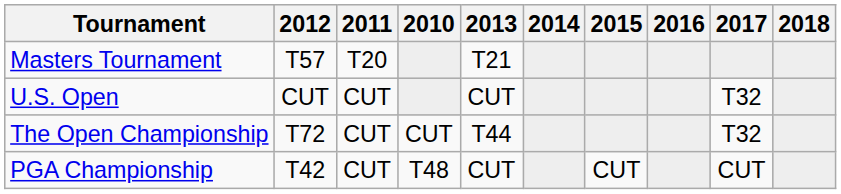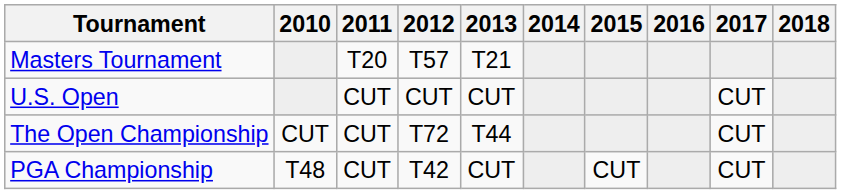columns swapped: (429, 23) <-> (305, 23)
(741, 97) T32 -> (741, 97) CUT
(741, 134) T32 -> (741, 134) CUT
